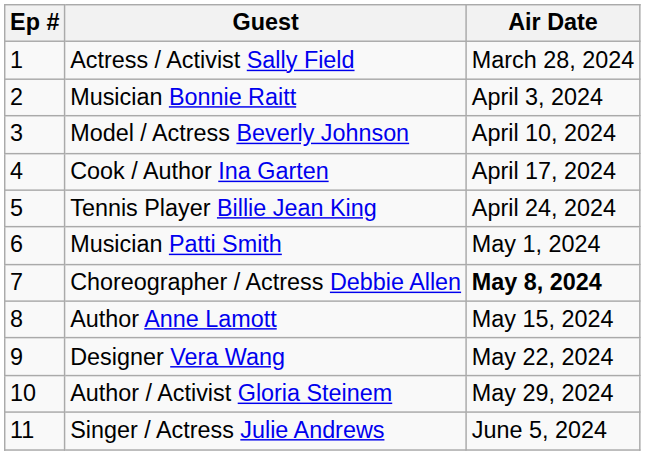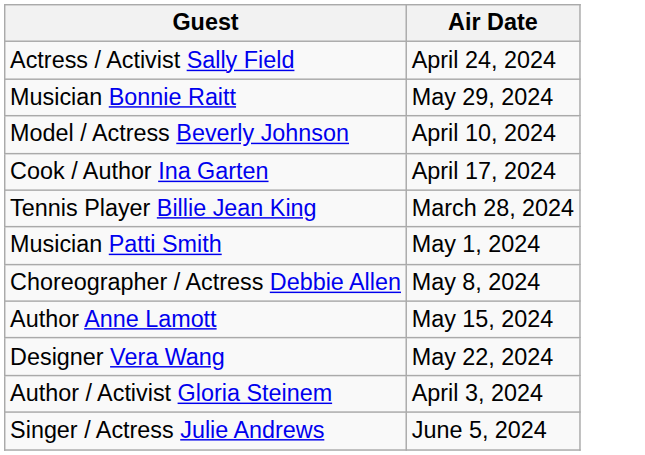- column: (35, 23)
(553, 60) March 28, 2024 -> (484, 60) April 24, 2024
(537, 97) April 3, 2024 -> (483, 97) May 29, 2024
(544, 208) April 24, 2024 -> (493, 208) March 28, 2024
(537, 282) bold -> (476, 282) normal
(543, 393) May 29, 2024 -> (477, 393) April 3, 2024
